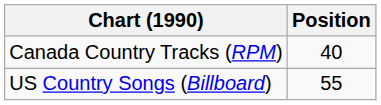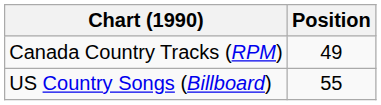(331, 52) 40 -> (331, 52) 49
